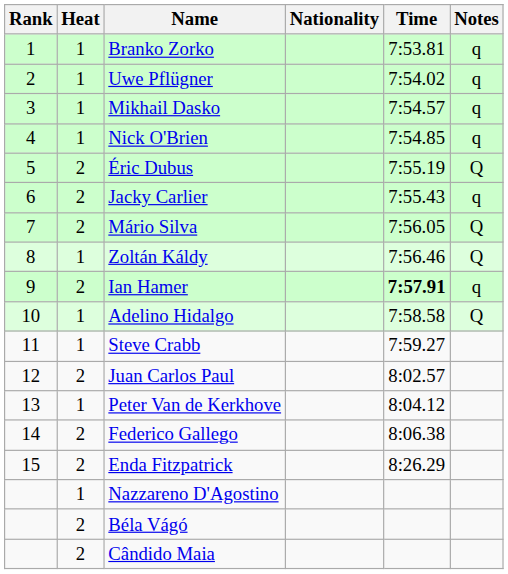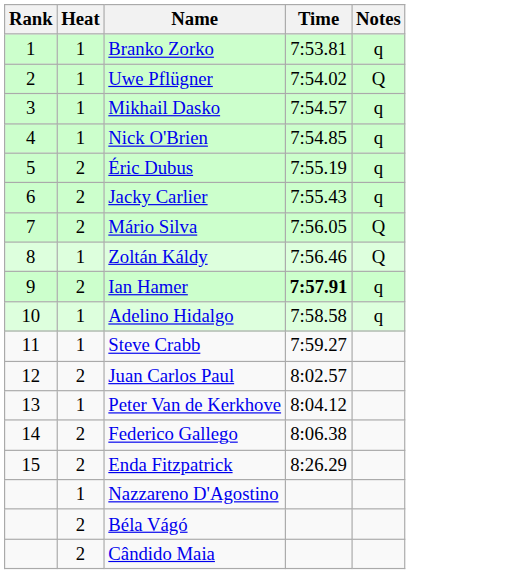- column: (334, 19)
(476, 78) q -> (378, 78) Q
(476, 167) Q -> (378, 167) q
(476, 316) Q -> (378, 316) q
